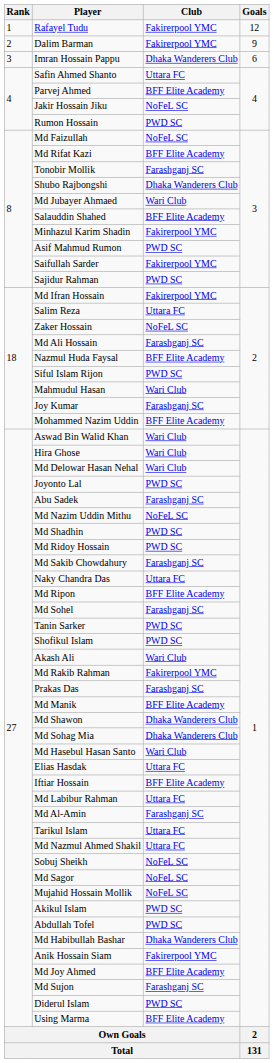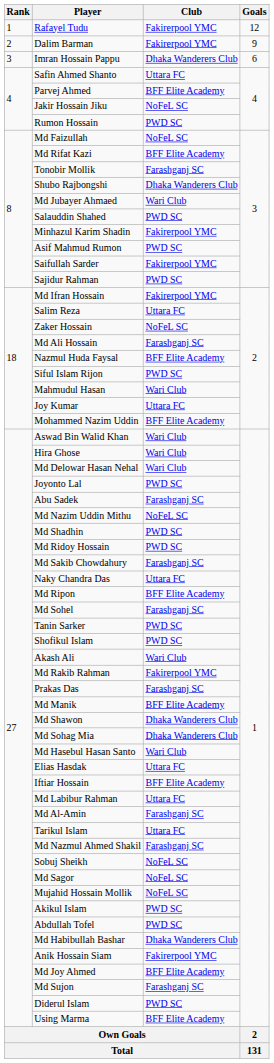(185, 216) BFF Elite Academy -> (164, 216) PWD SC
(175, 405) Farashganj SC -> (165, 405) Uttara FC
(165, 846) Uttara FC -> (175, 846) Farashganj SC
